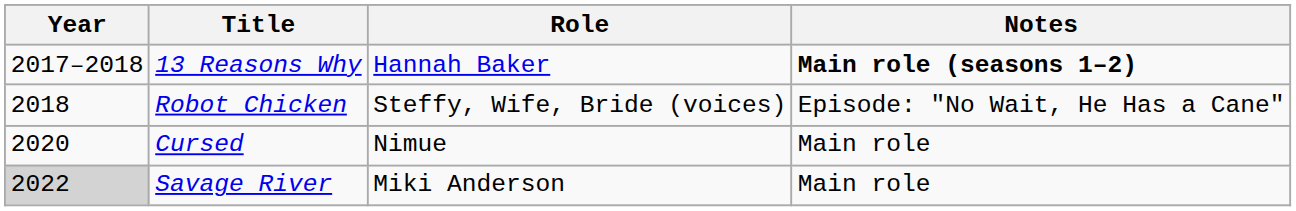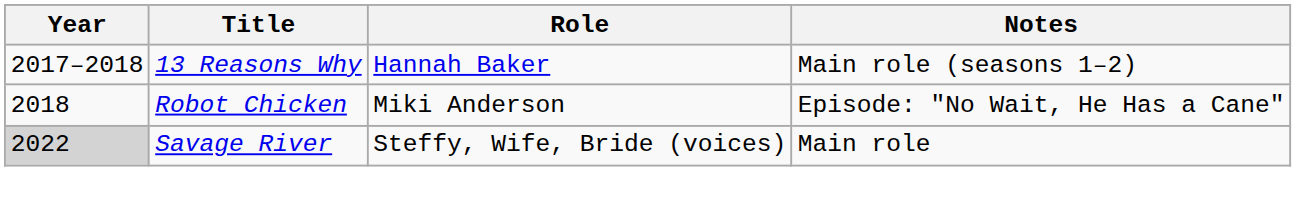(967, 65) bold -> (967, 65) normal
(580, 105) Steffy, Wife, Bride (voices) -> (469, 105) Miki Anderson
- row: (199, 145)
(469, 185) Miki Anderson -> (580, 145) Steffy, Wife, Bride (voices)
